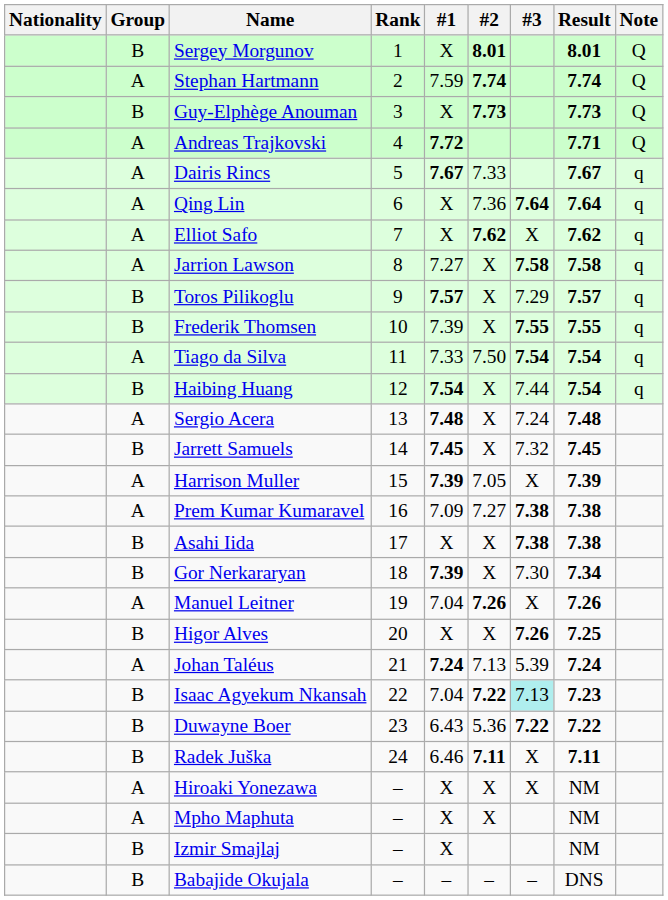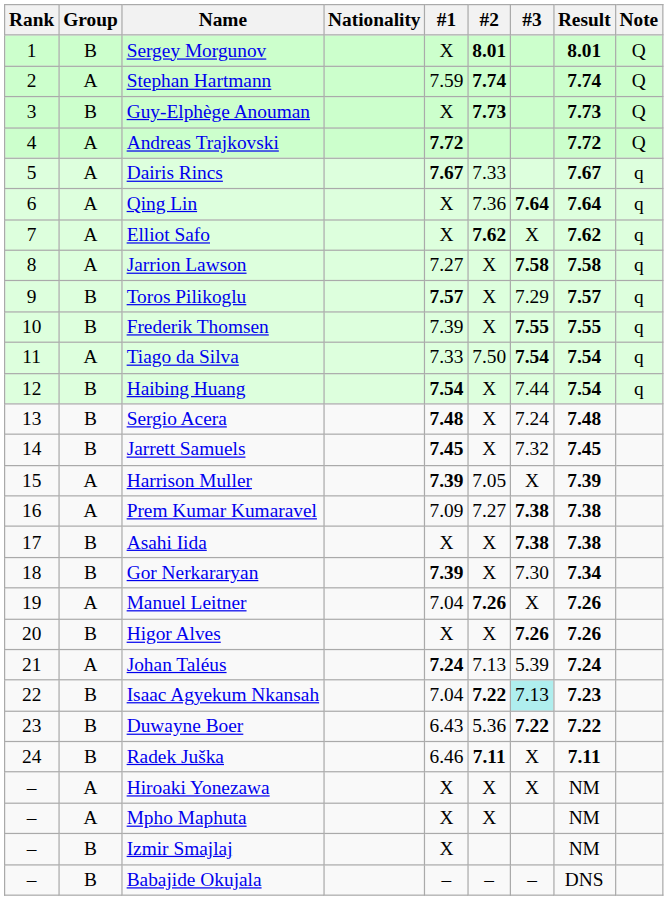columns swapped: (398, 19) <-> (55, 19)
(584, 142) 7.71 -> (584, 142) 7.72
(138, 419) A -> (90, 419) B
(584, 633) 7.25 -> (584, 633) 7.26
